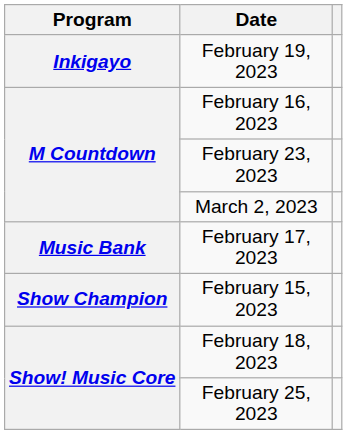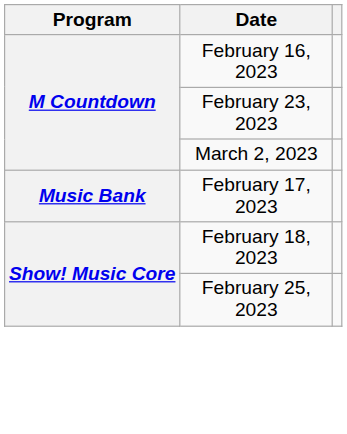- row: (256, 60)
- row: (256, 299)
